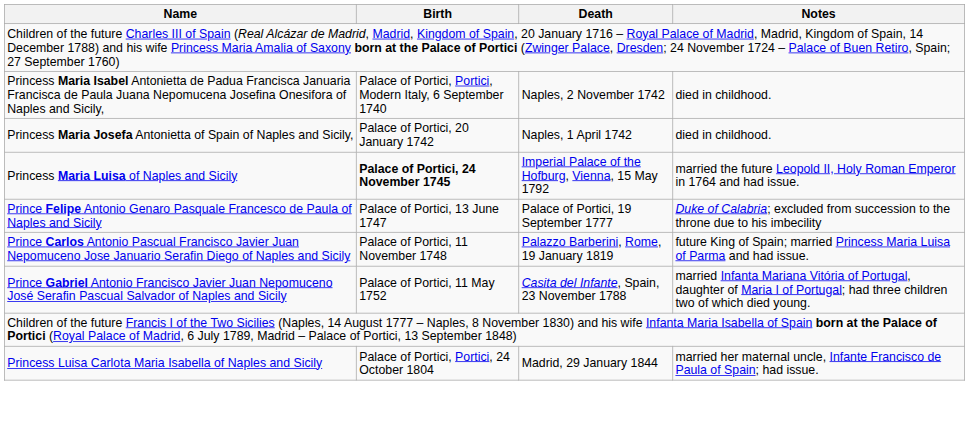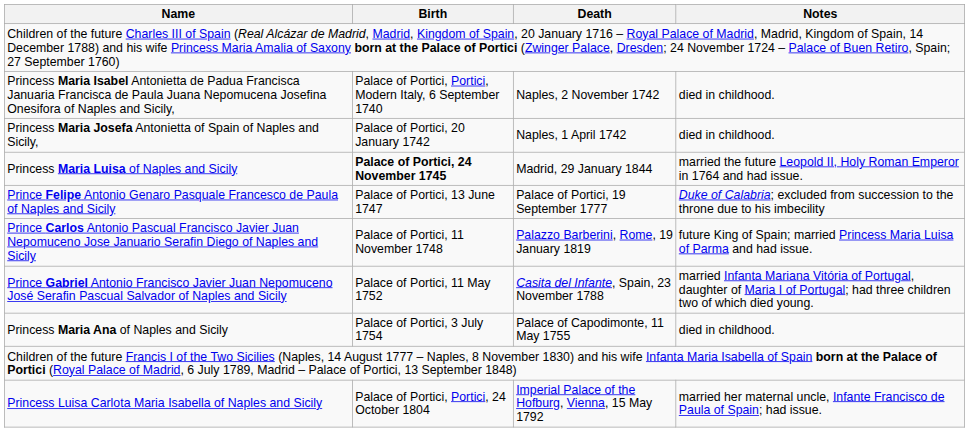(590, 175) Imperial Palace of the Hofburg, Vienna, 15 May 1792 -> (584, 168) Madrid, 29 January 1844
+ row: (118, 329)
(590, 363) Madrid, 29 January 1844 -> (584, 403) Imperial Palace of the Hofburg, Vienna, 15 May 1792
